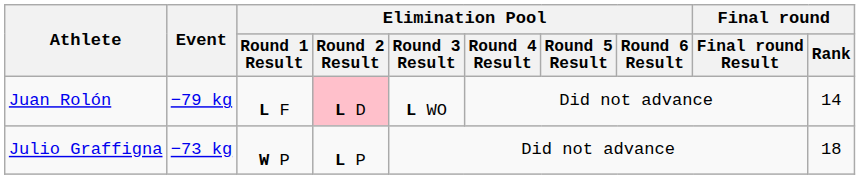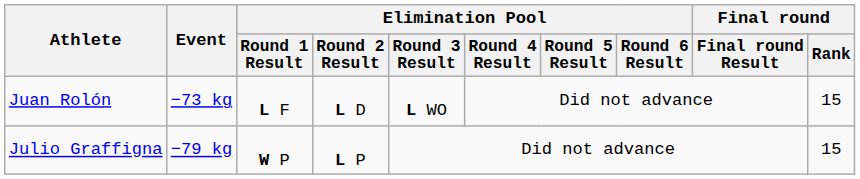(201, 101) −79 kg -> (201, 101) −73 kg
(350, 111) pink background -> (350, 111) no background
(831, 101) 14 -> (831, 101) 15
(201, 150) −73 kg -> (201, 150) −79 kg
(831, 150) 18 -> (831, 150) 15
